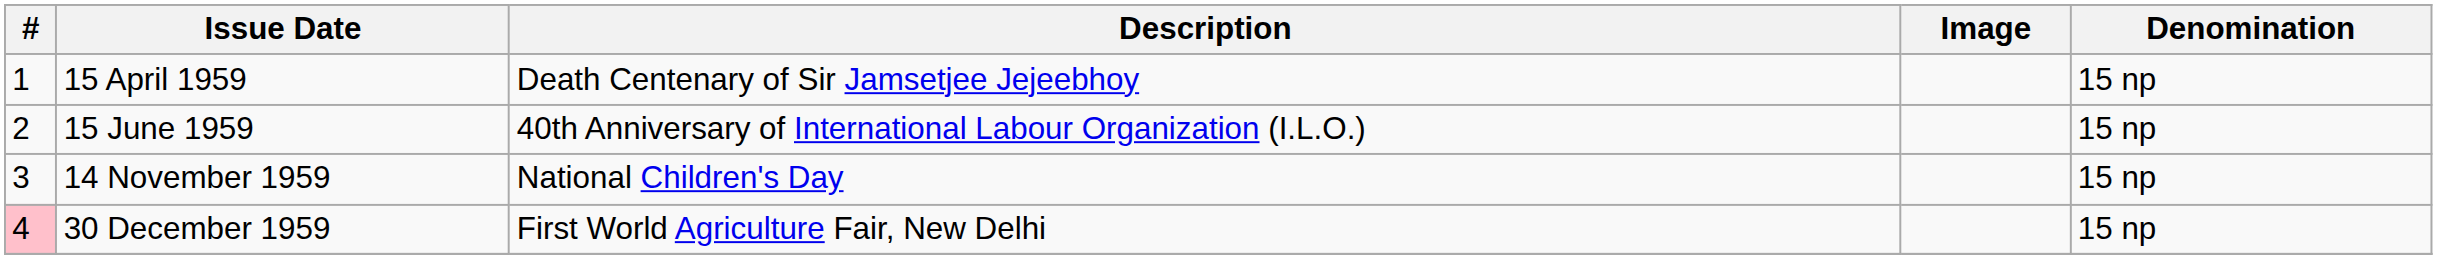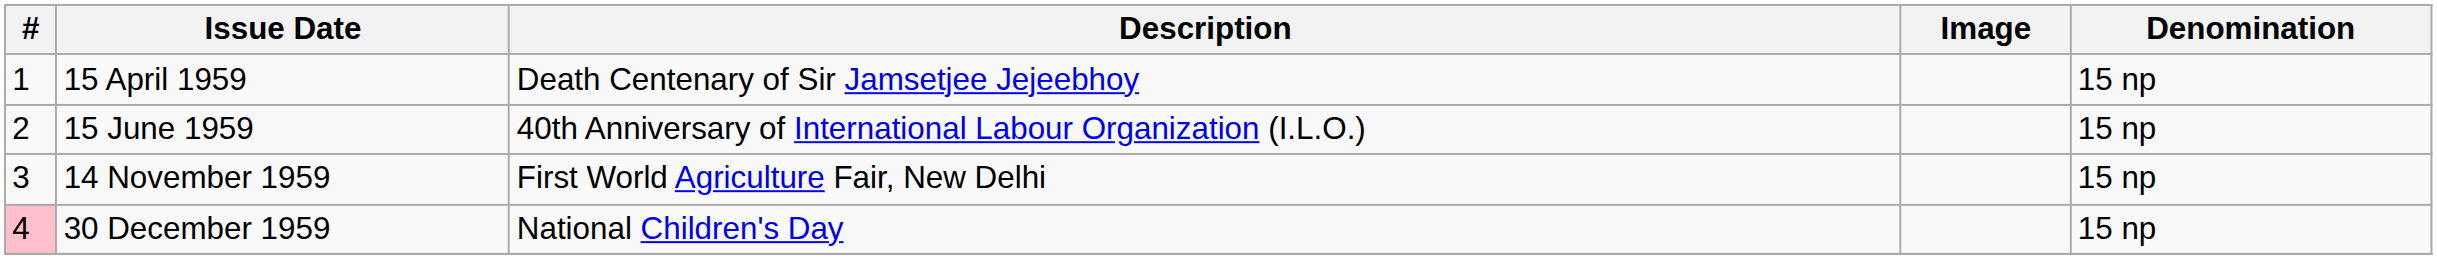(680, 178) National Children's Day -> (781, 178) First World Agriculture Fair, New Delhi
(781, 228) First World Agriculture Fair, New Delhi -> (680, 228) National Children's Day
